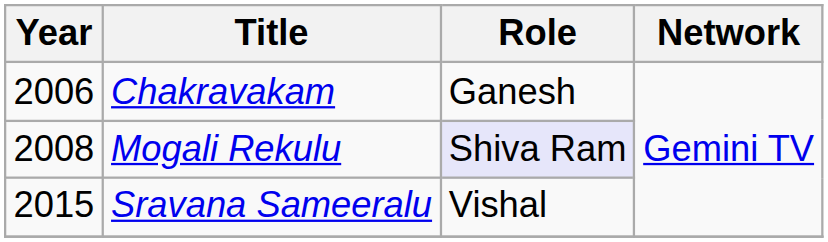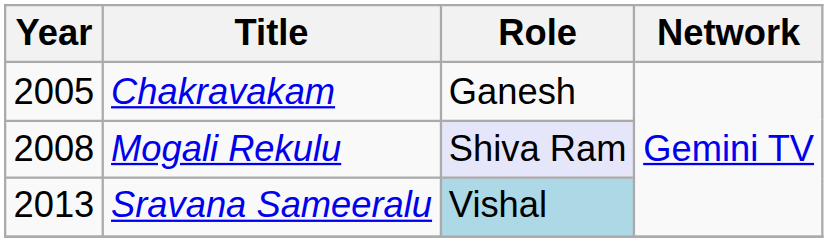(54, 90) 2006 -> (54, 90) 2005
(54, 206) 2015 -> (54, 206) 2013
(498, 206) no background -> (498, 206) lightblue background
